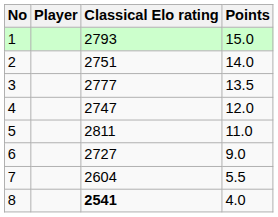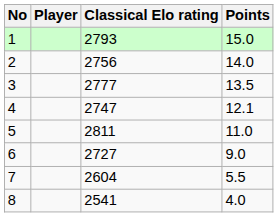(101, 62) 2751 -> (101, 62) 2756
(240, 108) 12.0 -> (240, 108) 12.1
(101, 200) bold -> (101, 200) normal
